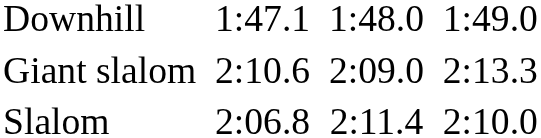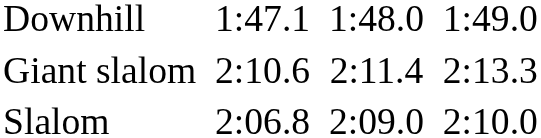(376, 70) 2:09.0 -> (376, 70) 2:11.4
(376, 121) 2:11.4 -> (376, 121) 2:09.0
